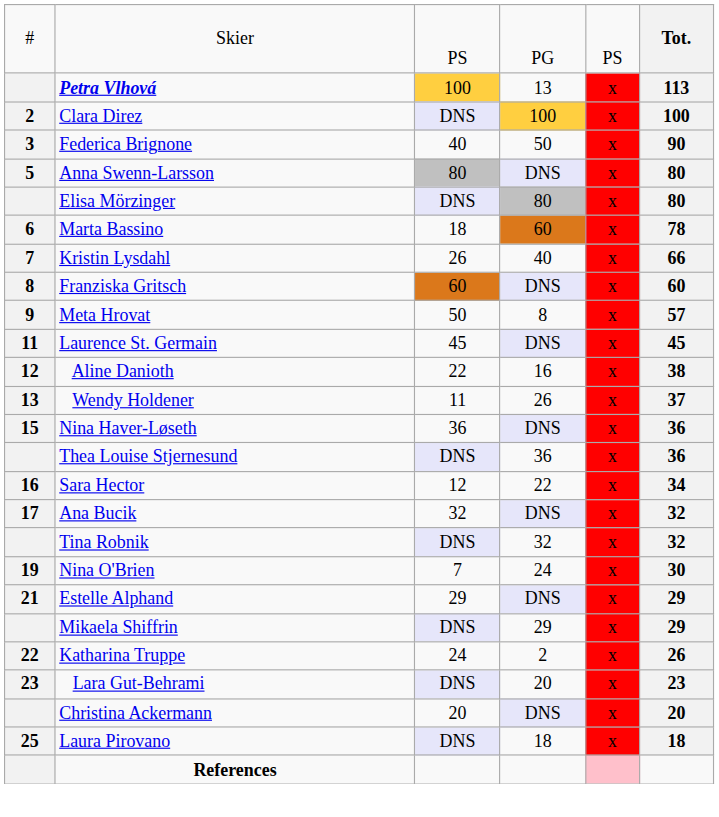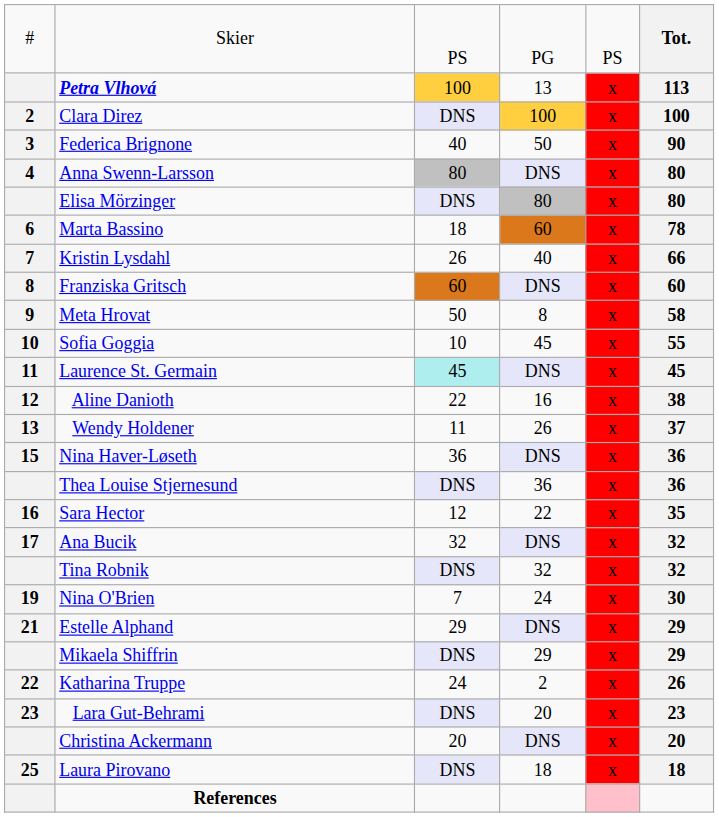(30, 172) 5 -> (30, 172) 4
(676, 314) 57 -> (676, 314) 58
+ row: (107, 343)
(458, 343) no background -> (458, 371) paleturquoise background
(676, 485) 34 -> (676, 513) 35
